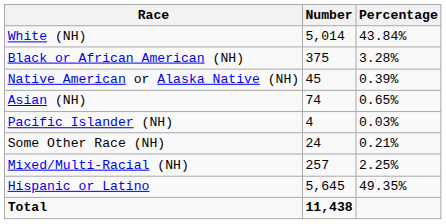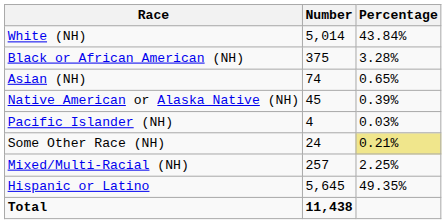rows swapped: (153, 79) <-> (47, 101)
(379, 144) no background -> (379, 144) khaki background
